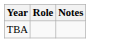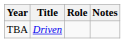+ column: (47, 12)
